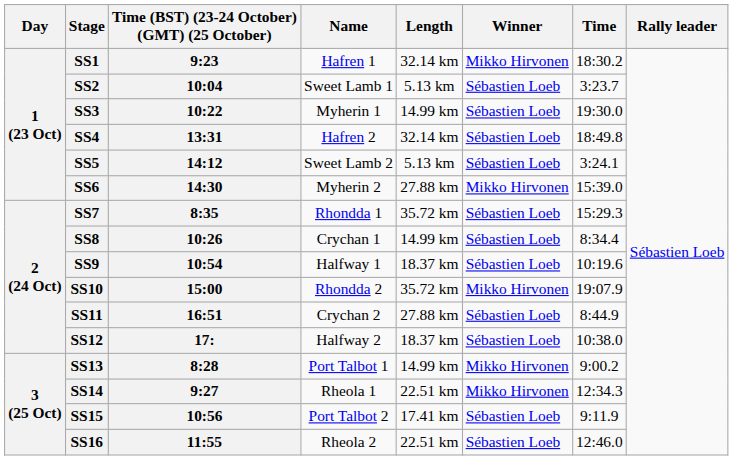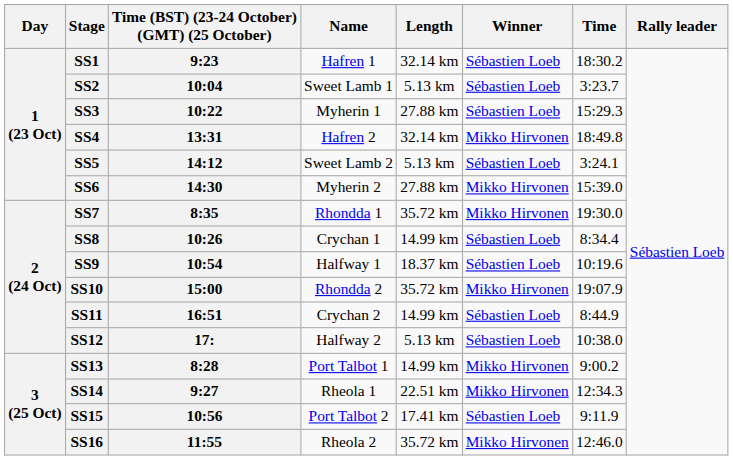(517, 61) Mikko Hirvonen -> (513, 61) Sébastien Loeb
(429, 112) 14.99 km -> (429, 112) 27.88 km
(599, 112) 19:30.0 -> (599, 112) 15:29.3
(513, 137) Sébastien Loeb -> (517, 137) Mikko Hirvonen
(513, 213) Sébastien Loeb -> (517, 213) Mikko Hirvonen
(599, 213) 15:29.3 -> (599, 213) 19:30.0
(429, 315) 27.88 km -> (429, 315) 14.99 km
(429, 340) 18.37 km -> (429, 340) 5.13 km
(429, 442) 22.51 km -> (429, 442) 35.72 km
(513, 442) Sébastien Loeb -> (517, 442) Mikko Hirvonen
